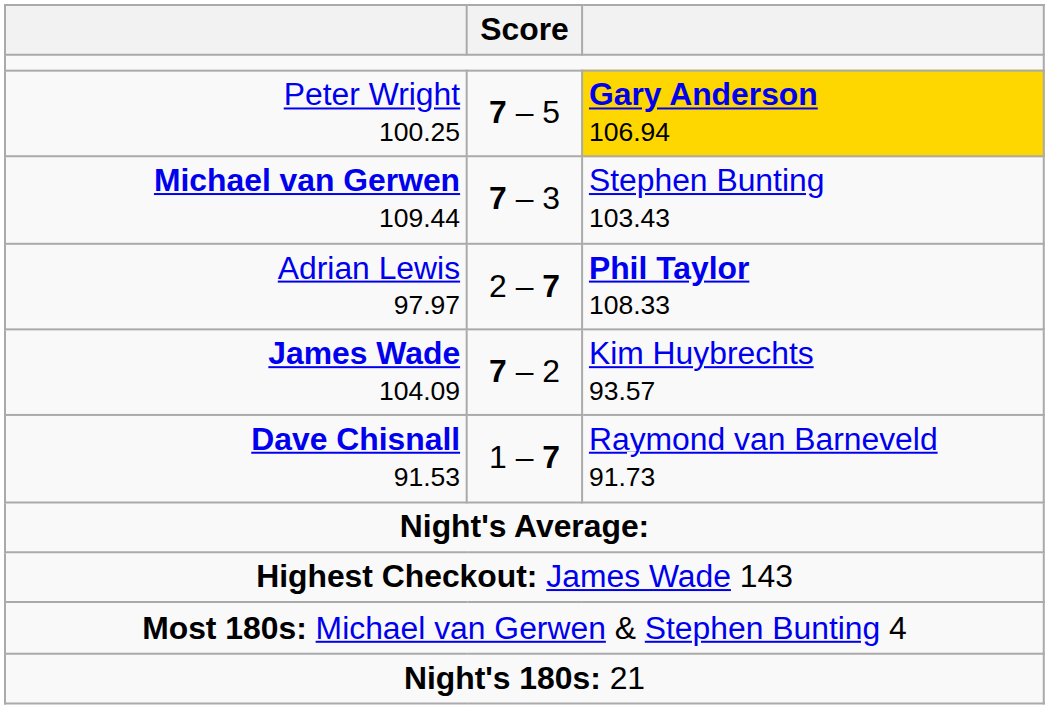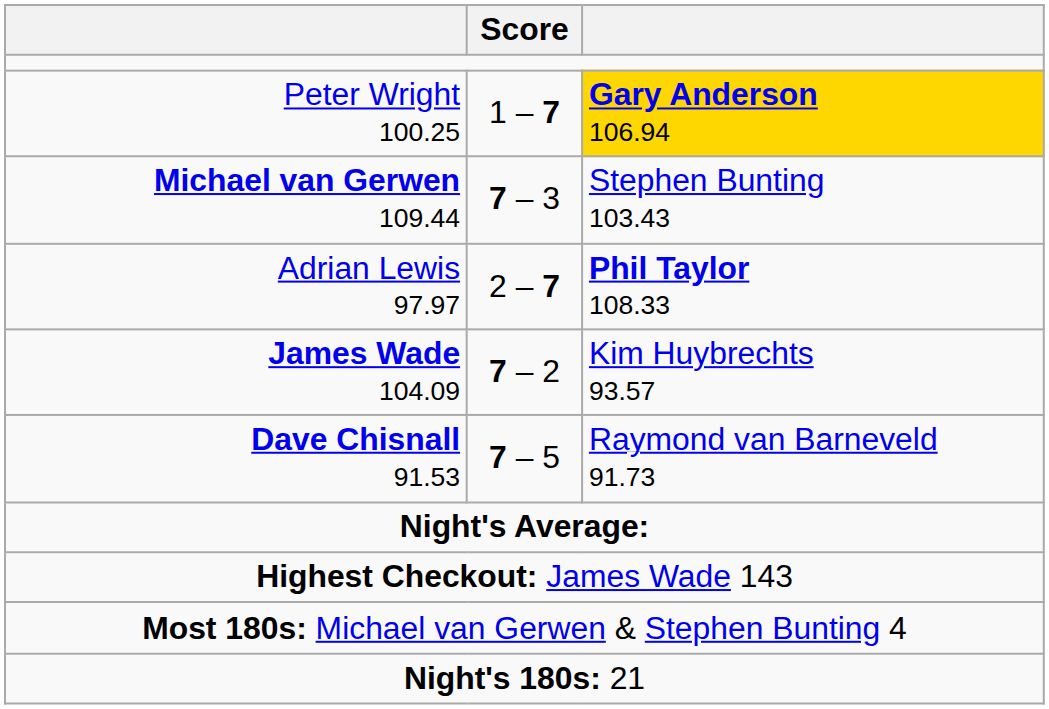(525, 112) 7 – 5 -> (525, 112) 1 – 7
(525, 458) 1 – 7 -> (525, 458) 7 – 5
